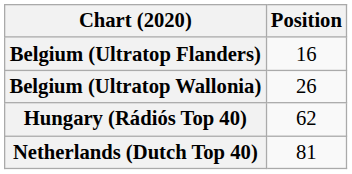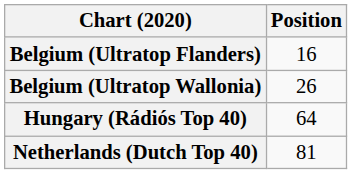(306, 119) 62 -> (306, 119) 64
